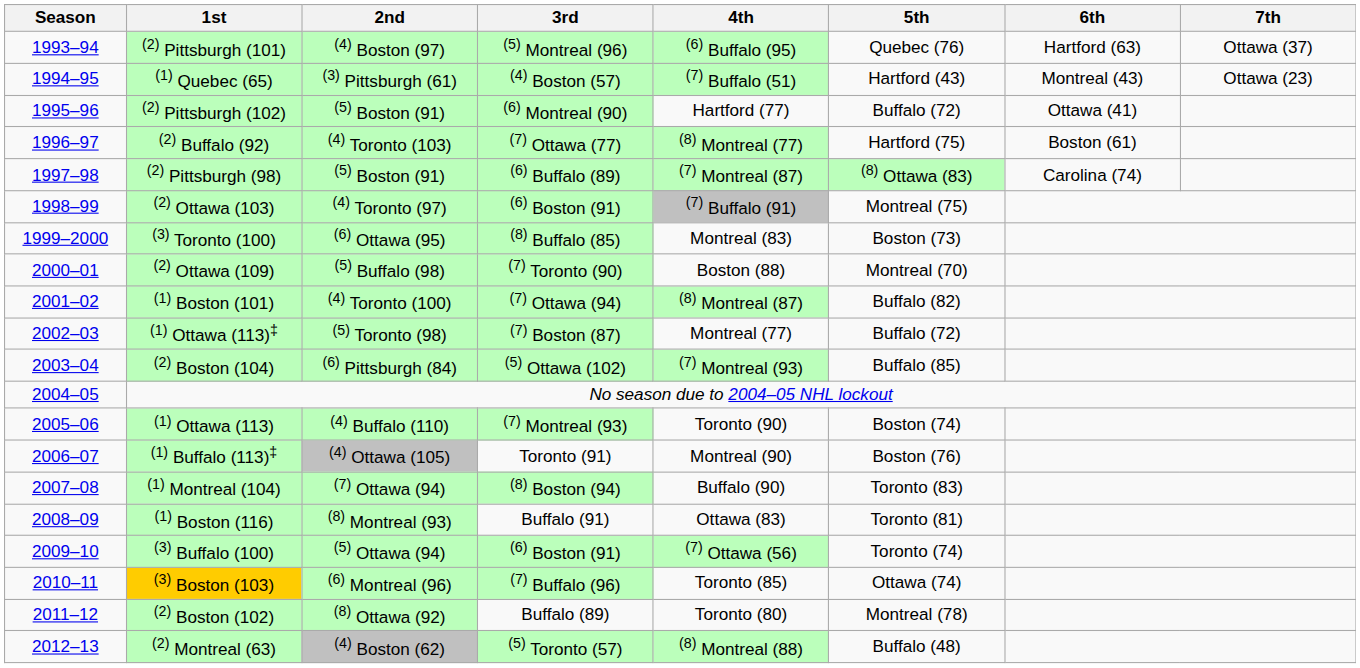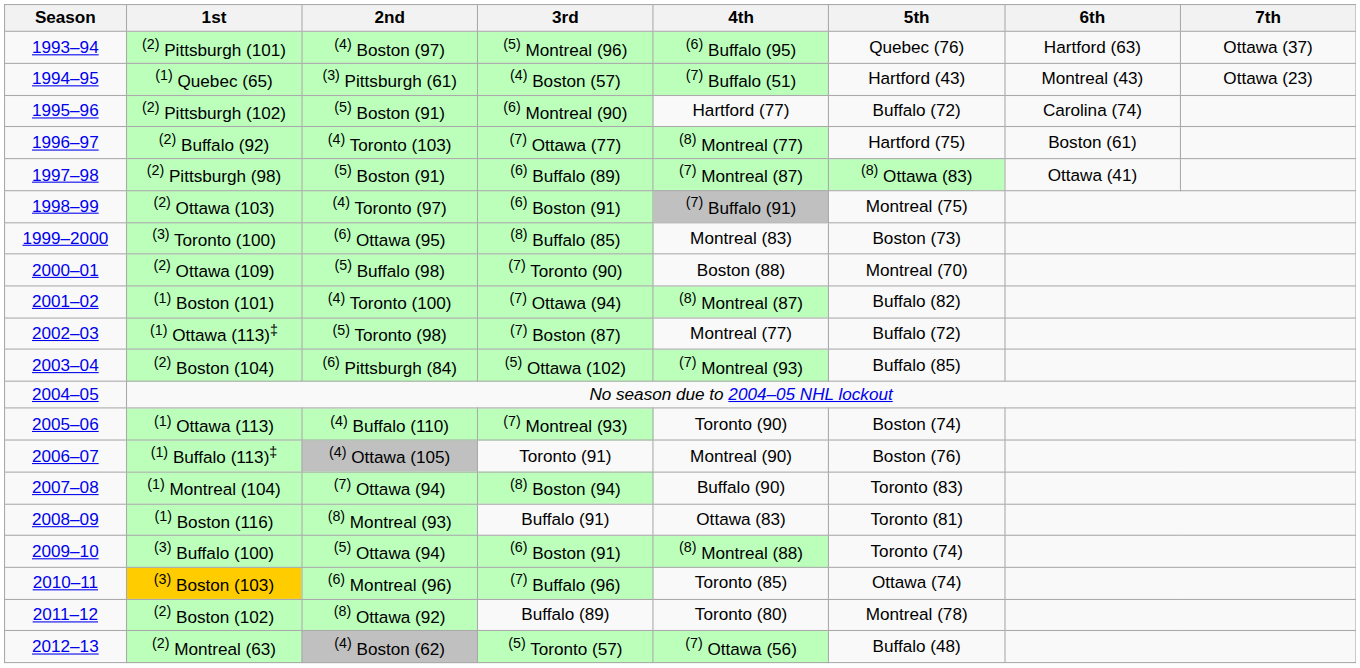(1092, 111) Ottawa (41) -> (1092, 111) Carolina (74)
(1092, 174) Carolina (74) -> (1092, 174) Ottawa (41)
(741, 551) (7) Ottawa (56) -> (741, 551) (8) Montreal (88)
(741, 646) (8) Montreal (88) -> (741, 646) (7) Ottawa (56)
